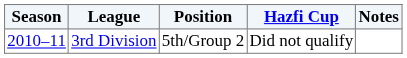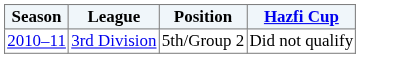- column: (379, 16)
